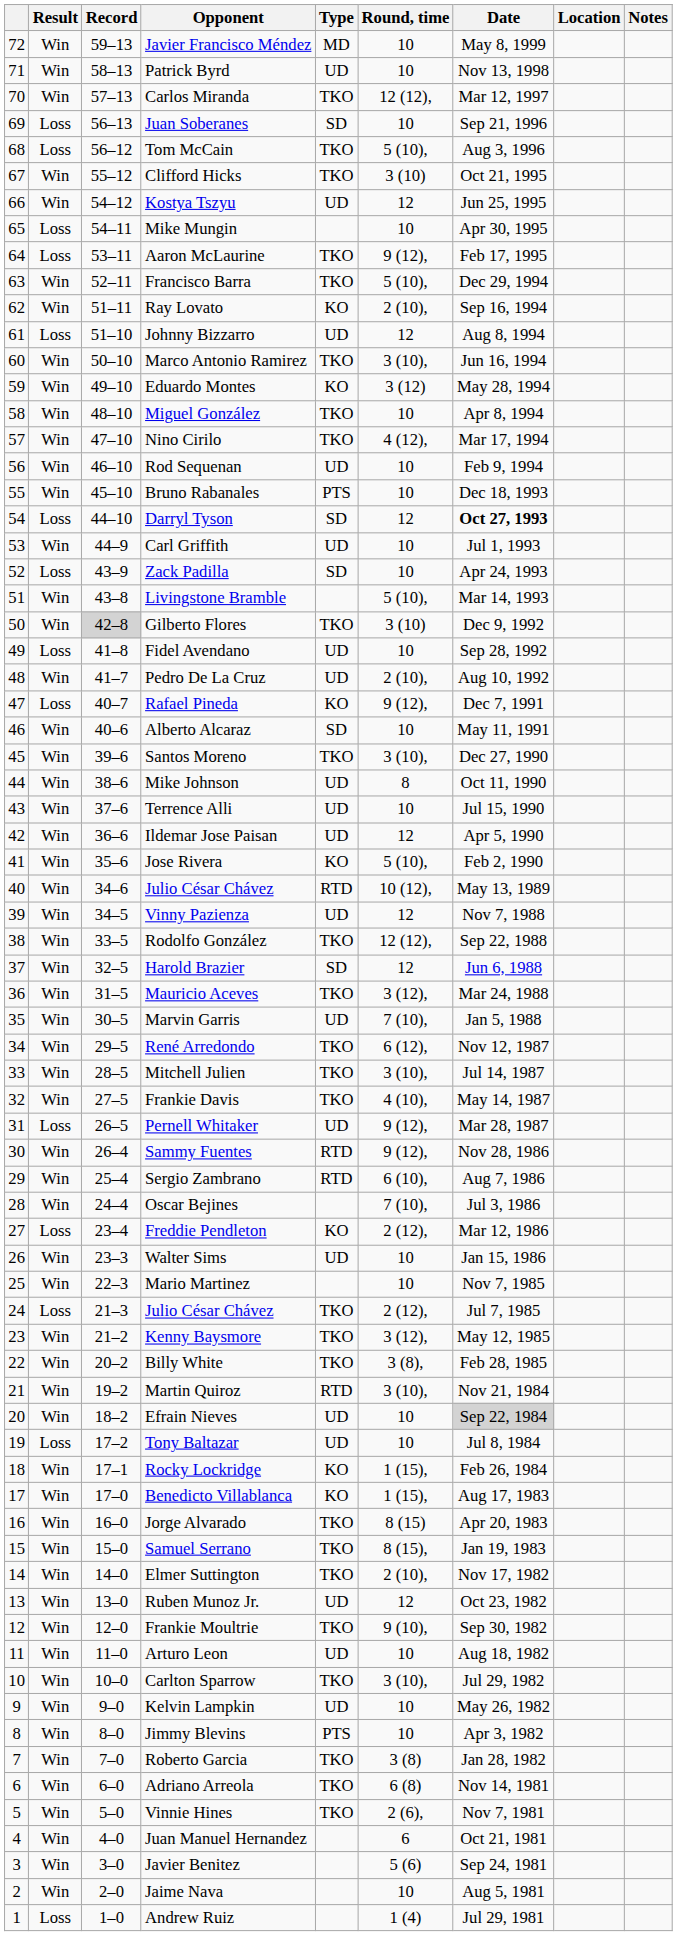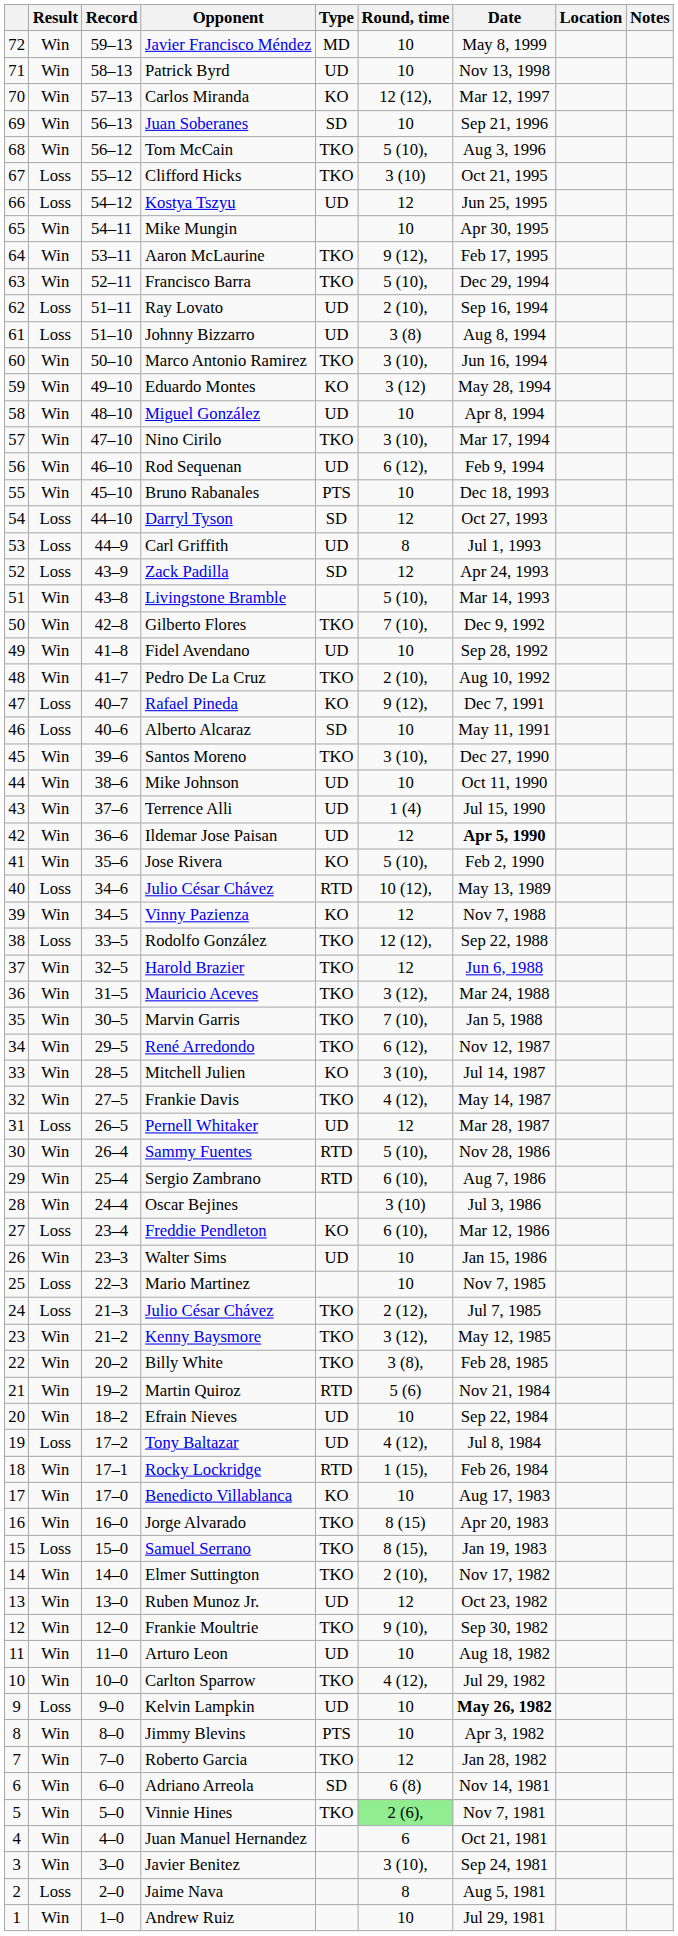(336, 96) TKO -> (336, 96) KO
(55, 123) Loss -> (55, 123) Win
(55, 149) Loss -> (55, 149) Win
(55, 176) Win -> (55, 176) Loss
(55, 202) Win -> (55, 202) Loss
(55, 228) Loss -> (55, 228) Win
(55, 255) Loss -> (55, 255) Win
(55, 307) Win -> (55, 307) Loss
(336, 307) KO -> (336, 307) UD
(405, 334) 12 -> (405, 334) 3 (8)
(336, 413) TKO -> (336, 413) UD
(405, 439) 4 (12), -> (405, 439) 3 (10),
(405, 466) 10 -> (405, 466) 6 (12),
(504, 519) bold -> (504, 519) normal
(55, 545) Win -> (55, 545) Loss
(405, 545) 10 -> (405, 545) 8
(405, 571) 10 -> (405, 571) 12
(112, 624) lightgrey background -> (112, 624) no background
(405, 624) 3 (10) -> (405, 624) 7 (10),
(55, 651) Loss -> (55, 651) Win
(336, 677) UD -> (336, 677) TKO
(55, 730) Win -> (55, 730) Loss
(405, 783) 8 -> (405, 783) 10
(405, 809) 10 -> (405, 809) 1 (4)
(504, 835) normal -> (504, 835) bold
(55, 888) Win -> (55, 888) Loss
(336, 914) UD -> (336, 914) KO
(55, 941) Win -> (55, 941) Loss
(336, 967) SD -> (336, 967) TKO
(336, 1020) UD -> (336, 1020) TKO
(336, 1073) TKO -> (336, 1073) KO
(405, 1099) 4 (10), -> (405, 1099) 4 (12),
(405, 1126) 9 (12), -> (405, 1126) 12
(405, 1152) 9 (12), -> (405, 1152) 5 (10),
(405, 1205) 7 (10), -> (405, 1205) 3 (10)
(405, 1231) 2 (12), -> (405, 1231) 6 (10),
(55, 1284) Win -> (55, 1284) Loss
(405, 1389) 3 (10), -> (405, 1389) 5 (6)
(504, 1416) lightgrey background -> (504, 1416) no background
(405, 1442) 10 -> (405, 1442) 4 (12),
(336, 1469) KO -> (336, 1469) RTD
(405, 1495) 1 (15), -> (405, 1495) 10
(55, 1548) Win -> (55, 1548) Loss
(405, 1680) 3 (10), -> (405, 1680) 4 (12),
(55, 1706) Win -> (55, 1706) Loss
(504, 1706) normal -> (504, 1706) bold
(405, 1759) 3 (8) -> (405, 1759) 12
(336, 1785) TKO -> (336, 1785) SD
(405, 1812) no background -> (405, 1812) lightgreen background
(405, 1864) 5 (6) -> (405, 1864) 3 (10),
(55, 1891) Win -> (55, 1891) Loss
(405, 1891) 10 -> (405, 1891) 8
(55, 1917) Loss -> (55, 1917) Win
(405, 1917) 1 (4) -> (405, 1917) 10
